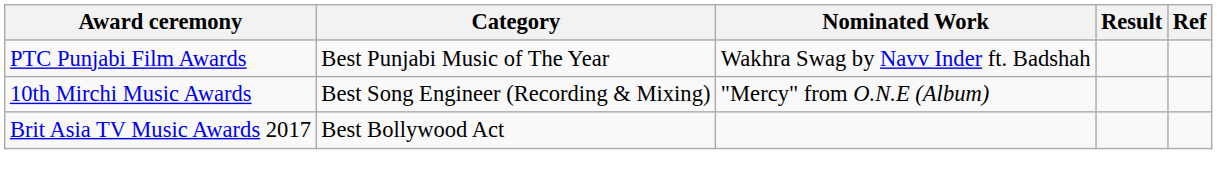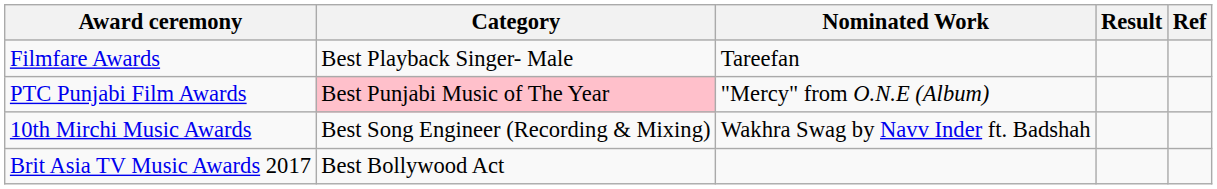+ row: (85, 58)
(465, 58) no background -> (465, 93) pink background
(906, 58) Wakhra Swag by Navv Inder ft. Badshah -> (855, 93) "Mercy" from O.N.E (Album)
(855, 93) "Mercy" from O.N.E (Album) -> (906, 129) Wakhra Swag by Navv Inder ft. Badshah
